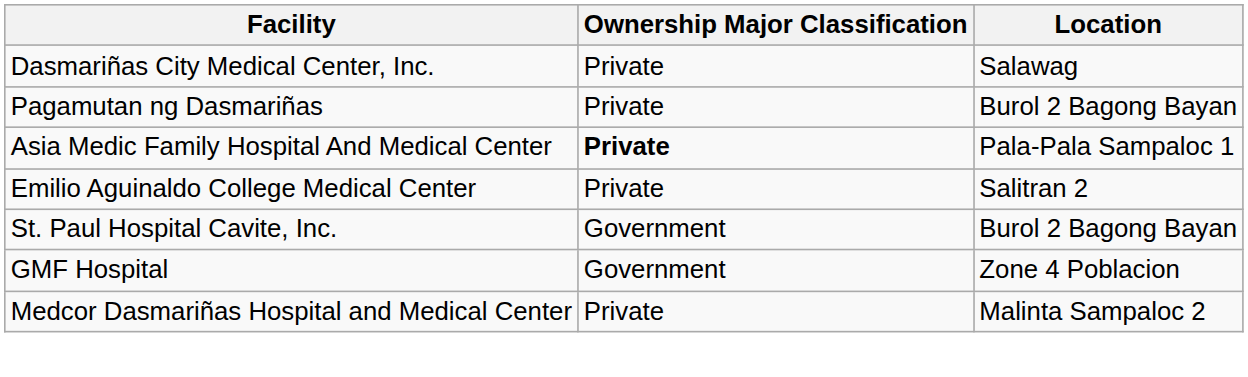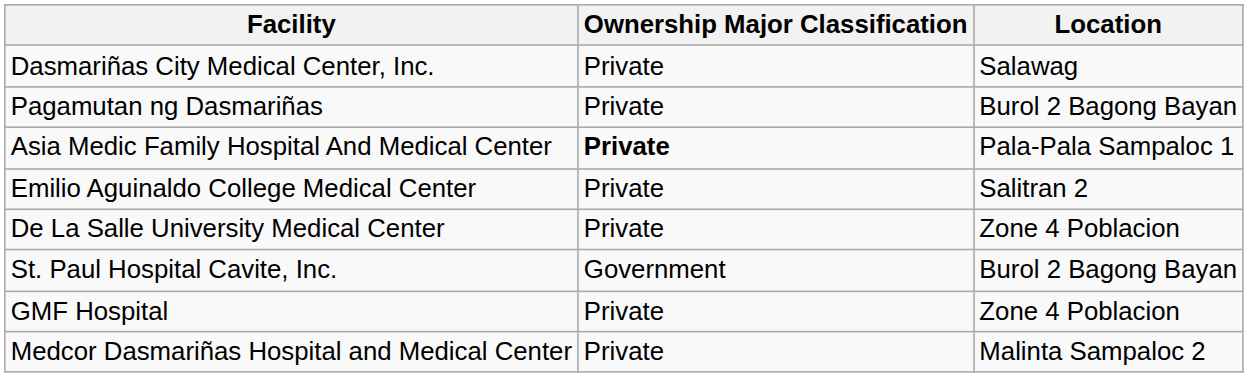+ row: (228, 229)
(655, 270) Government -> (624, 310) Private
